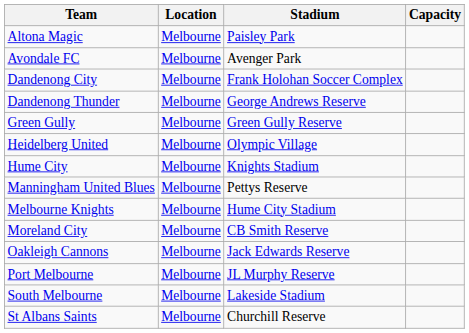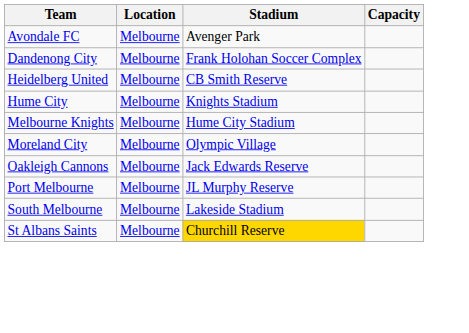- row: (45, 36)
- row: (64, 101)
- row: (41, 123)
(272, 144) Olympic Village -> (237, 79) CB Smith Reserve
- row: (81, 187)
(278, 230) CB Smith Reserve -> (231, 144) Olympic Village
(276, 317) no background -> (235, 230) gold background
